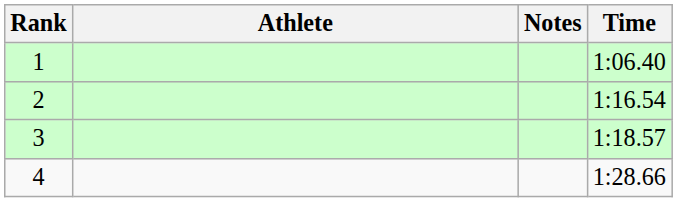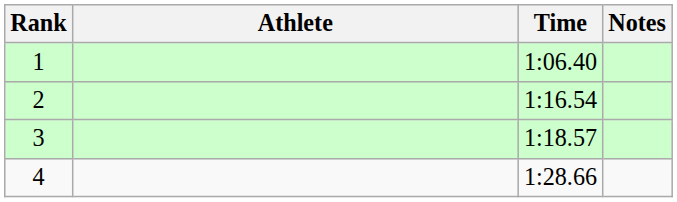columns swapped: (629, 23) <-> (553, 23)
